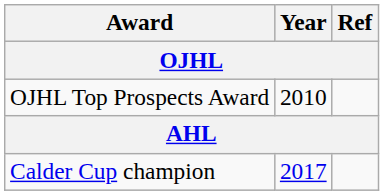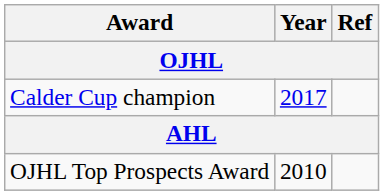rows swapped: (140, 97) <-> (113, 171)
